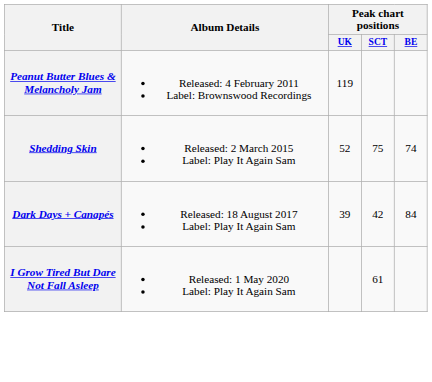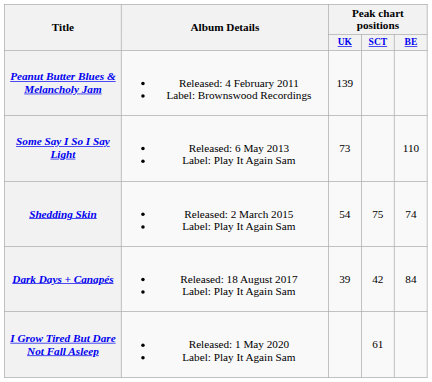(345, 83) 119 -> (345, 83) 139
+ row: (63, 148)
(345, 148) 52 -> (345, 213) 54
